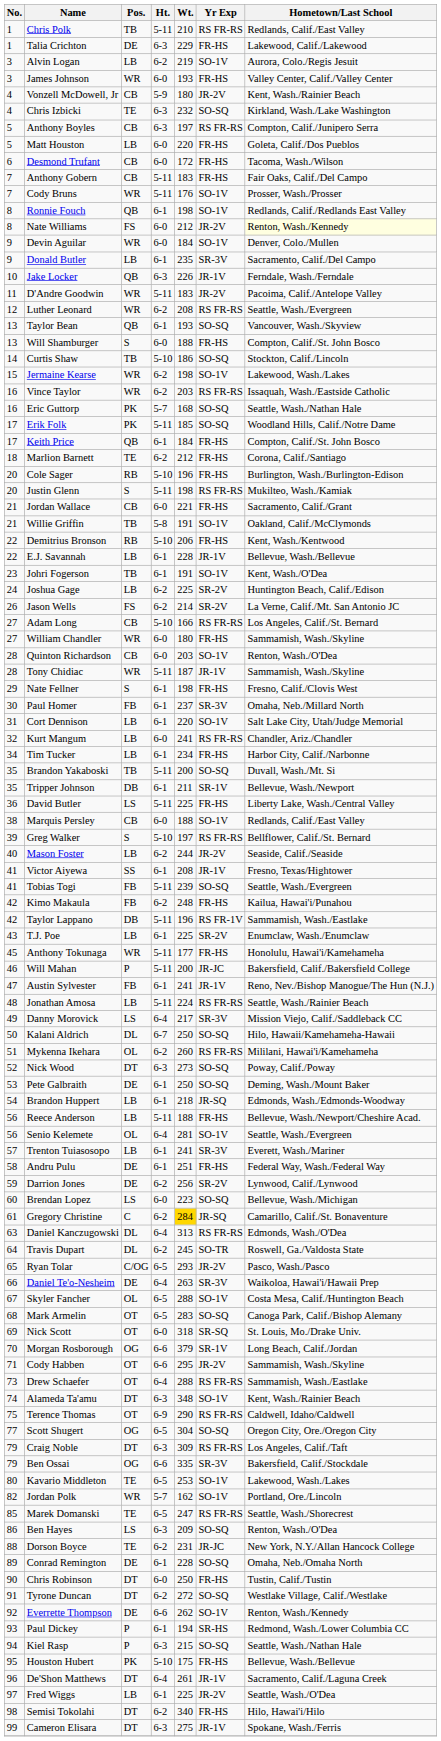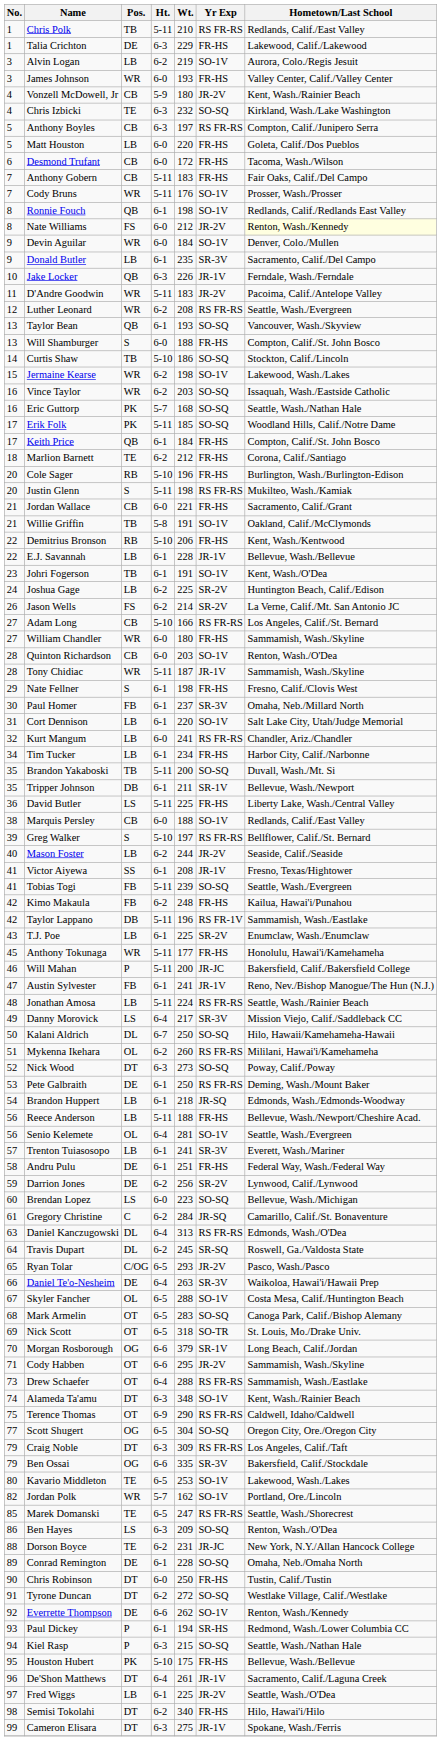(221, 392) RS FR-RS -> (214, 392) SO-SQ
(214, 1084) SO-SQ -> (221, 1084) RS FR-RS
(185, 1216) gold background -> (185, 1216) no background
(214, 1249) SO-TR -> (213, 1249) SR-SQ
(160, 1332) 6-0 -> (160, 1332) 6-5
(213, 1332) SR-SQ -> (214, 1332) SO-TR
